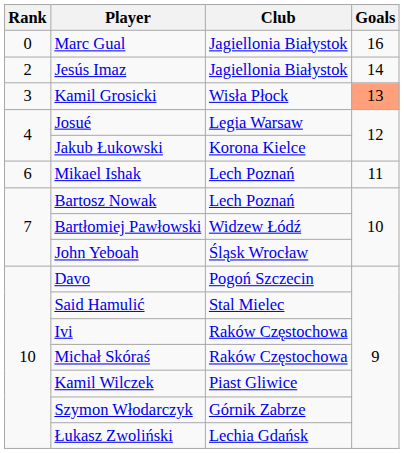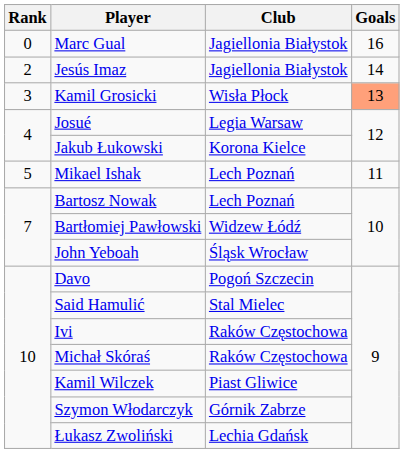(28, 174) 6 -> (28, 174) 5
